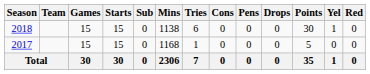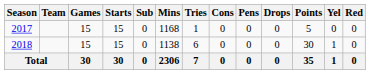rows swapped: (22, 45) <-> (22, 28)
